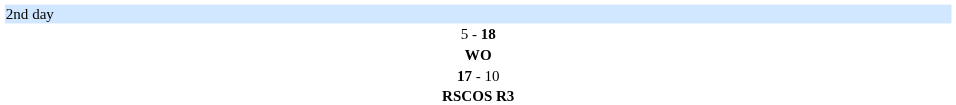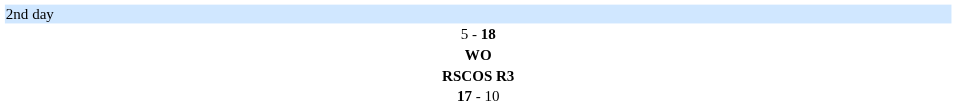rows swapped: (478, 96) <-> (478, 76)
